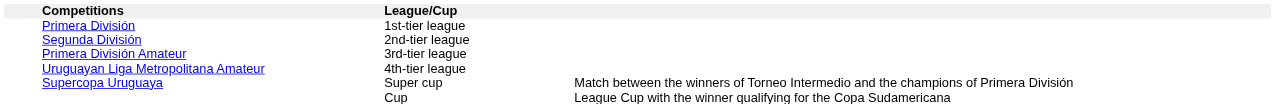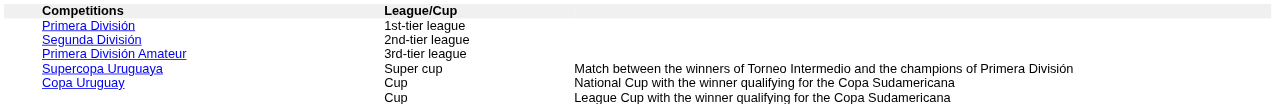- row: (153, 68)
+ row: (83, 83)
